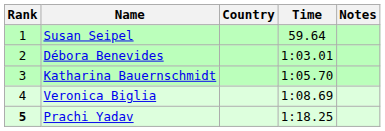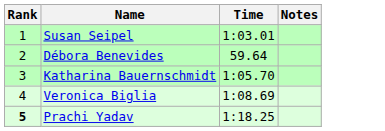- column: (249, 15)
(307, 35) 59.64 -> (249, 35) 1:03.01
(307, 55) 1:03.01 -> (249, 55) 59.64
